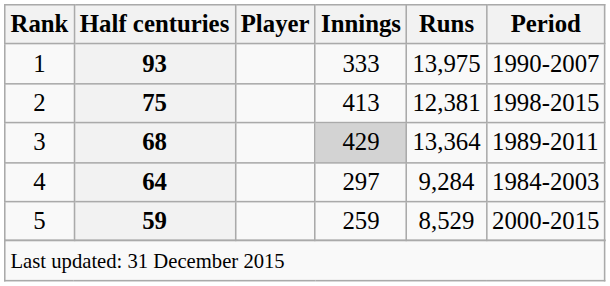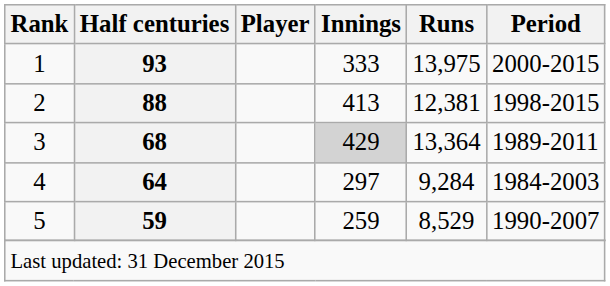(546, 63) 1990-2007 -> (546, 63) 2000-2015
(155, 102) 75 -> (155, 102) 88
(546, 220) 2000-2015 -> (546, 220) 1990-2007
